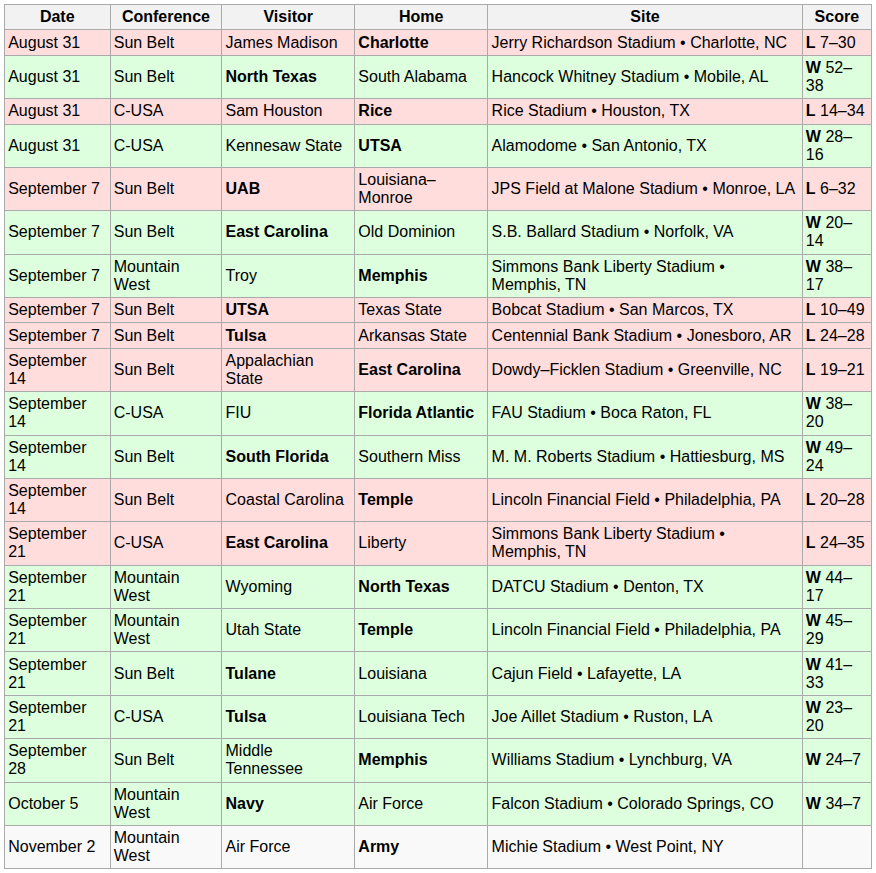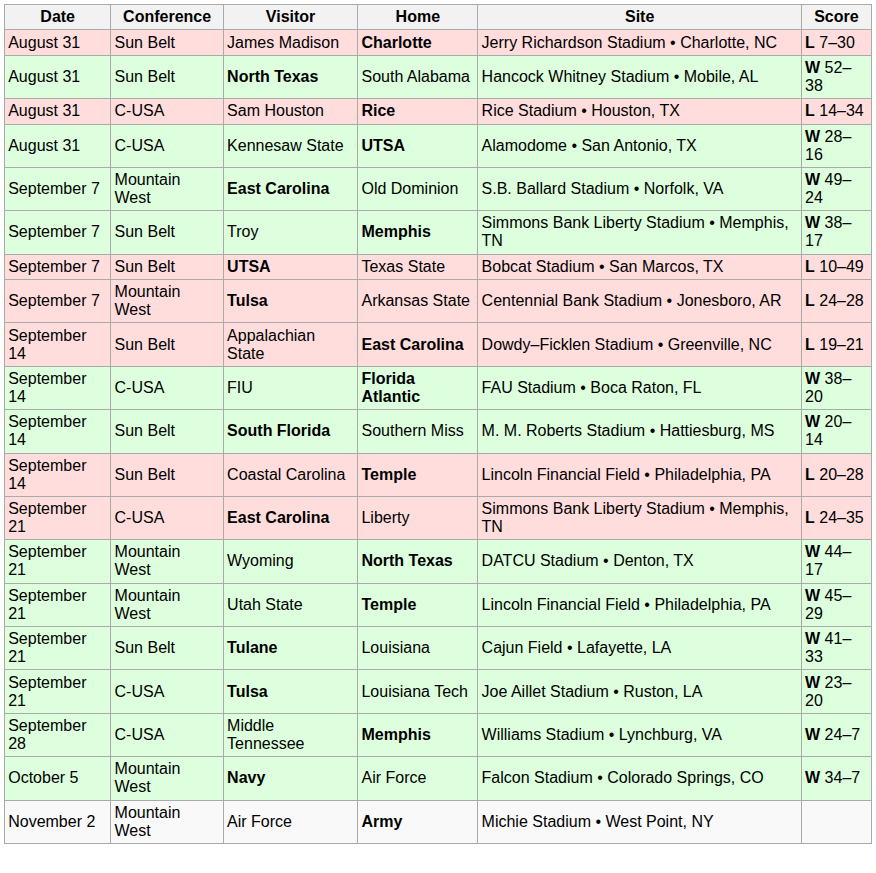- row: (243, 189)
(144, 232) Sun Belt -> (147, 189) Mountain West
(829, 232) W 20–14 -> (828, 189) W 49–24
(147, 275) Mountain West -> (145, 232) Sun Belt
(144, 335) Sun Belt -> (147, 301) Mountain West
(829, 456) W 49–24 -> (828, 431) W 20–14
(144, 760) Sun Belt -> (139, 734) C-USA
